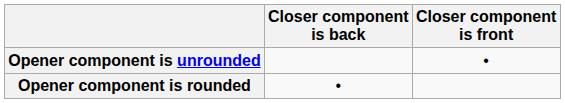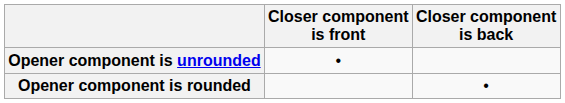columns swapped: (486, 26) <-> (338, 26)
